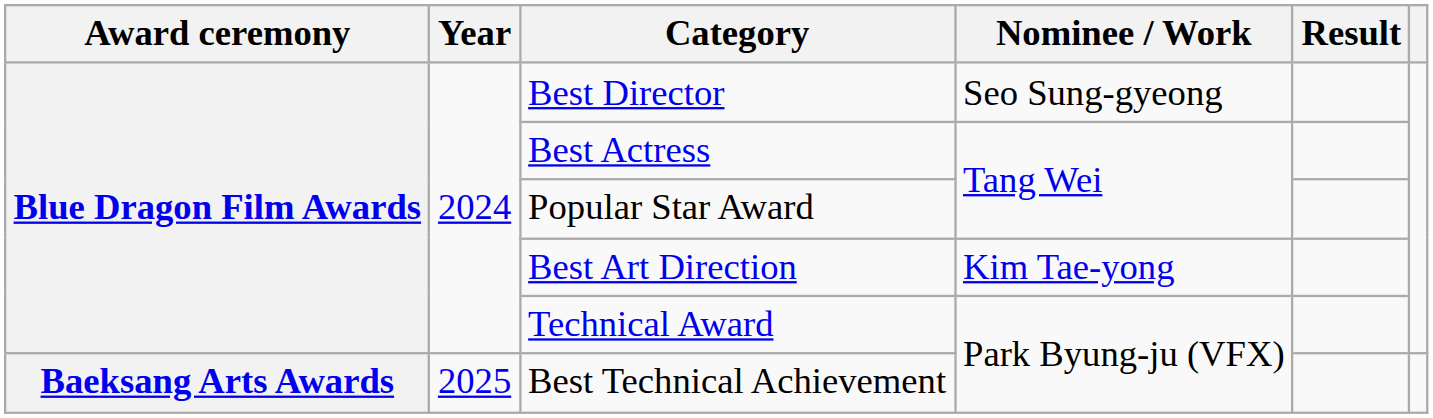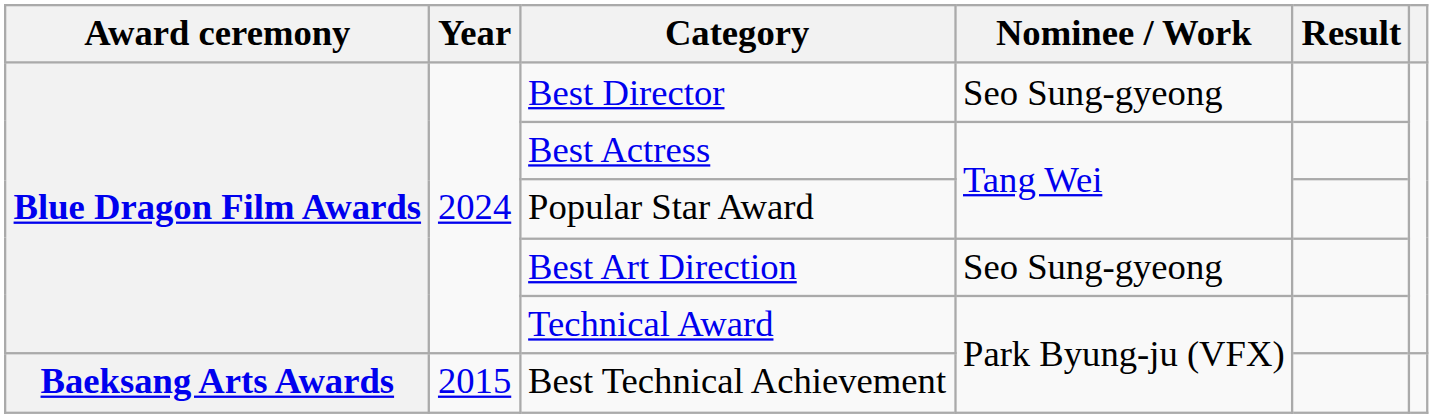(1069, 265) Kim Tae-yong -> (1093, 265) Seo Sung-gyeong
(475, 382) 2025 -> (475, 382) 2015
